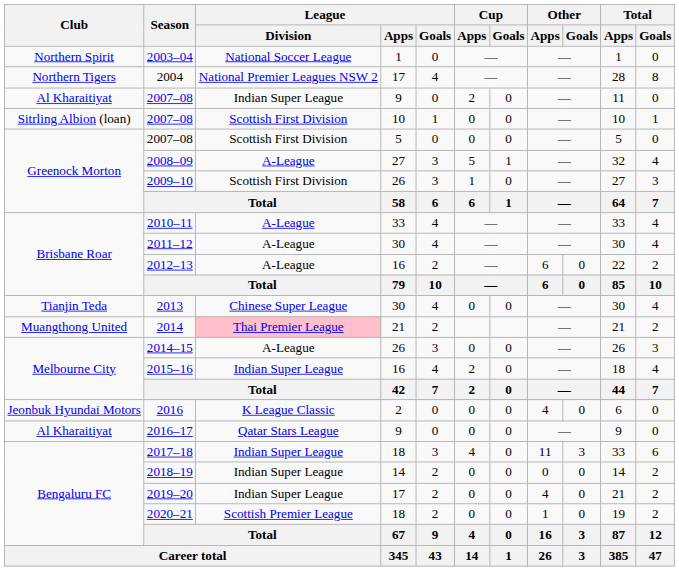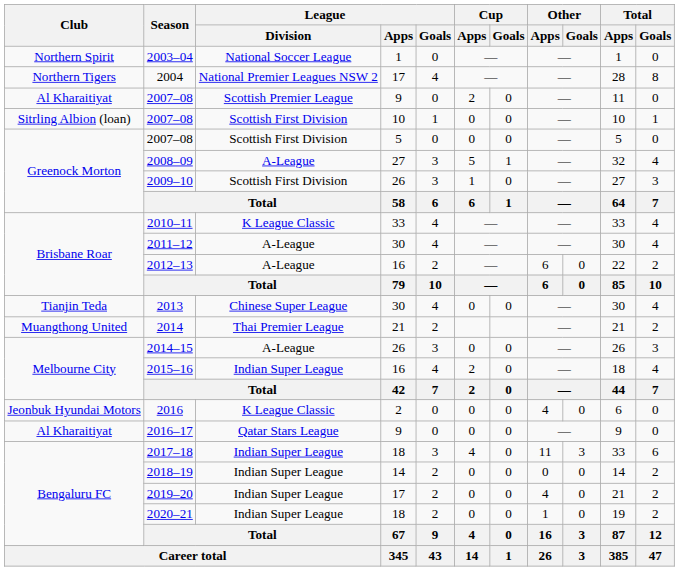(288, 98) Indian Super League -> (288, 98) Scottish Premier League
(288, 222) A-League -> (288, 222) K League Classic
(288, 327) pink background -> (288, 327) no background
(288, 514) Scottish Premier League -> (288, 514) Indian Super League
